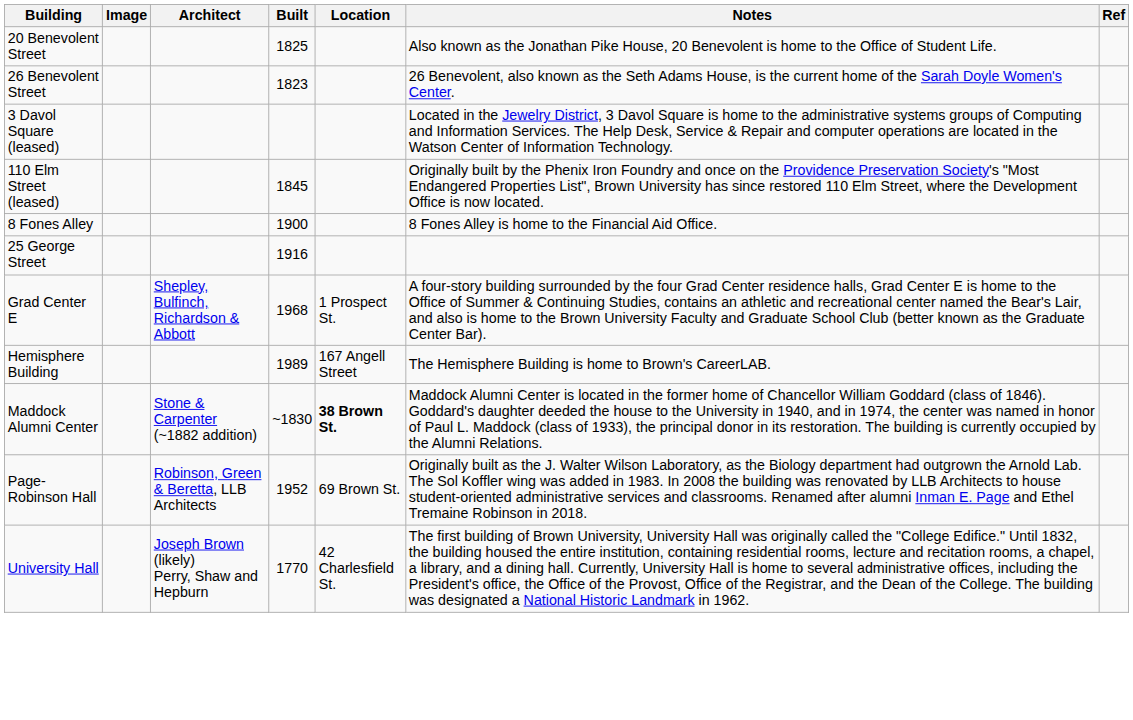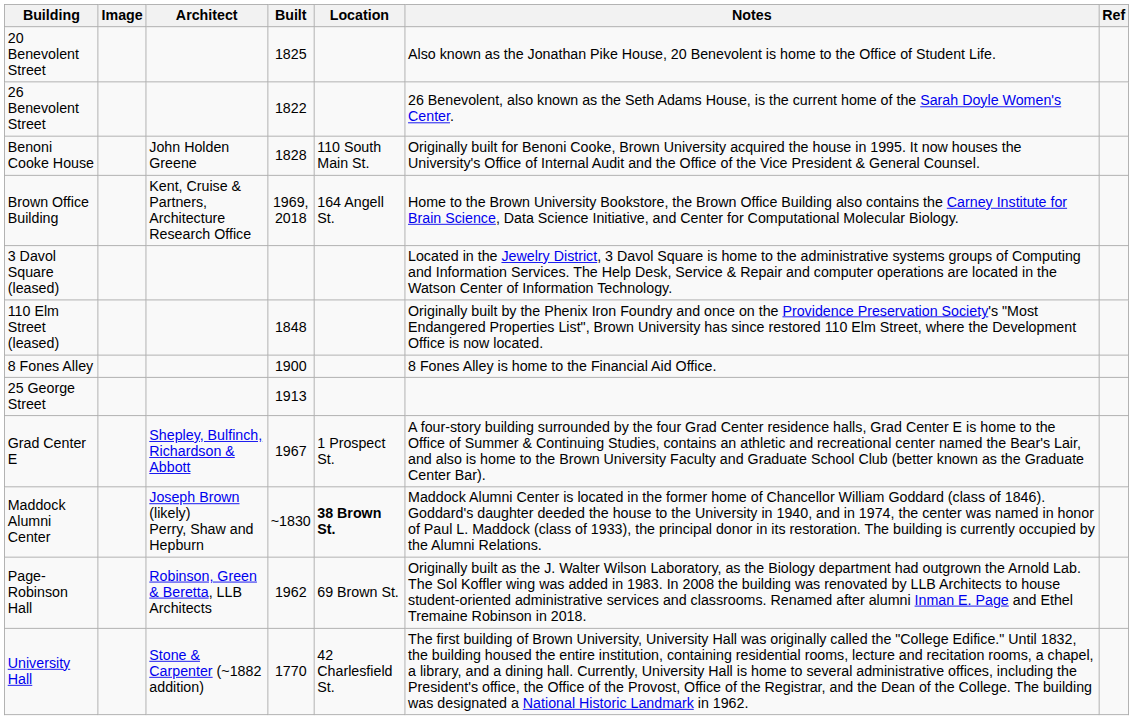(292, 84) 1823 -> (291, 109) 1822
+ row: (51, 155)
+ row: (48, 210)
(292, 186) 1845 -> (291, 327) 1848
(292, 255) 1916 -> (291, 396) 1913
(292, 310) 1968 -> (291, 451) 1967
- row: (46, 364)
(205, 419) Stone & Carpenter (~1882 addition) -> (201, 521) Joseph Brown (likely) Perry, Shaw and Hepburn
(292, 489) 1952 -> (291, 592) 1962
(206, 568) Joseph Brown (likely) Perry, Shaw and Hepburn -> (205, 671) Stone & Carpenter (~1882 addition)
